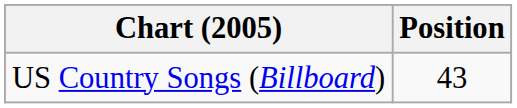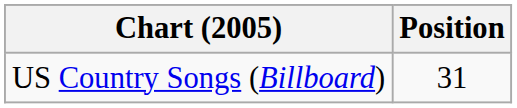(452, 77) 43 -> (452, 77) 31
